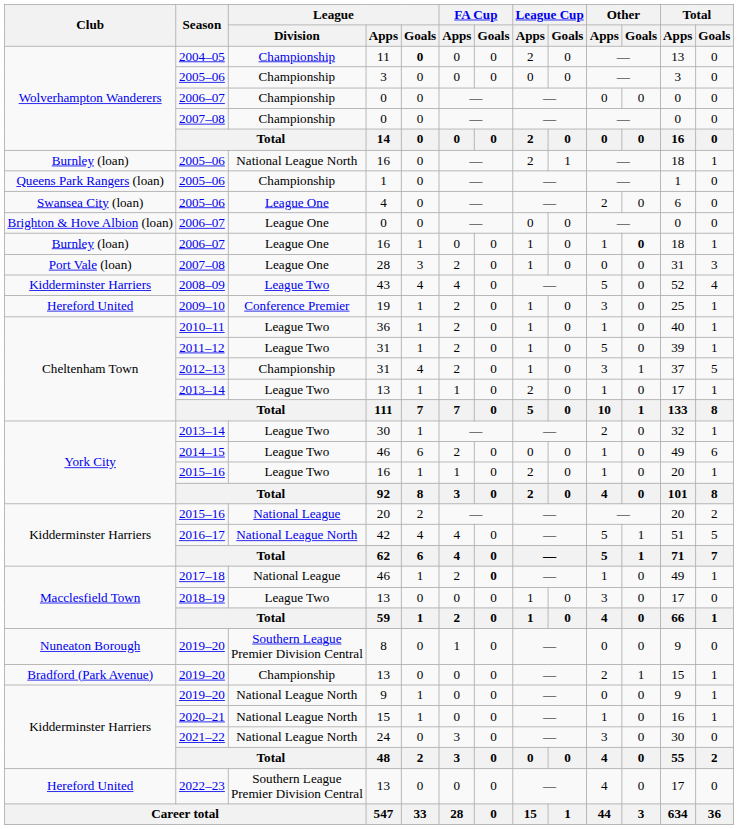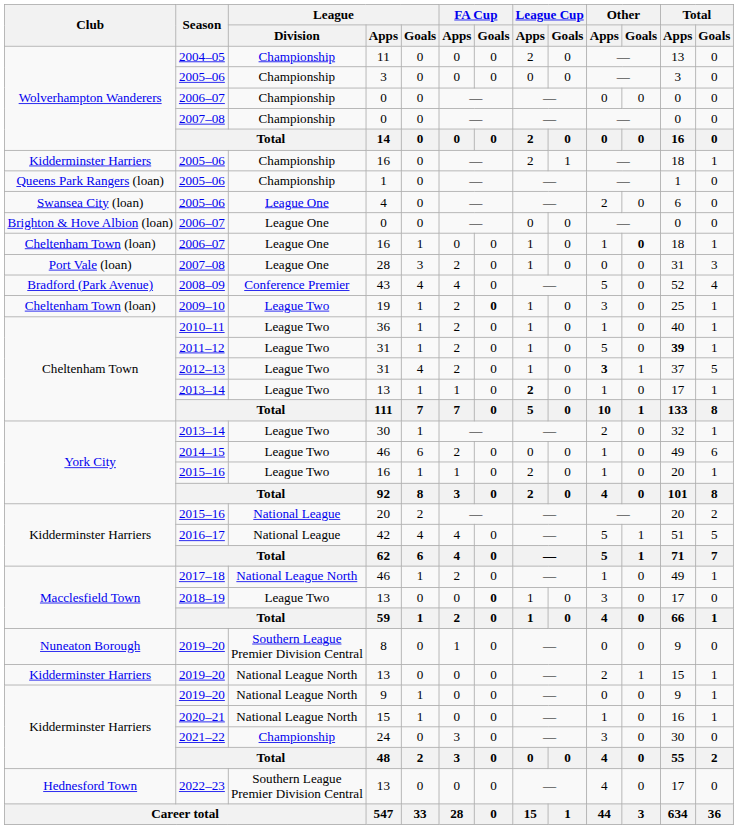(420, 56) bold -> (420, 56) normal
(90, 160) Burnley (loan) -> (90, 160) Kidderminster Harriers
(297, 160) National League North -> (297, 160) Championship
(90, 243) Burnley (loan) -> (90, 243) Cheltenham Town (loan)
(90, 285) Kidderminster Harriers -> (90, 285) Bradford (Park Avenue)
(297, 285) League Two -> (297, 285) Conference Premier
(90, 306) Hereford United -> (90, 306) Cheltenham Town (loan)
(297, 306) Conference Premier -> (297, 306) League Two
(493, 306) normal -> (493, 306) bold
(678, 347) normal -> (678, 347) bold
(297, 368) Championship -> (297, 368) League Two
(604, 368) normal -> (604, 368) bold
(530, 389) normal -> (530, 389) bold
(297, 535) National League North -> (297, 535) National League
(297, 576) National League -> (297, 576) National League North
(493, 576) bold -> (493, 576) normal
(493, 597) normal -> (493, 597) bold
(90, 674) Bradford (Park Avenue) -> (90, 674) Kidderminster Harriers
(297, 674) Championship -> (297, 674) National League North
(297, 737) National League North -> (297, 737) Championship
(90, 786) Hereford United -> (90, 786) Hednesford Town
